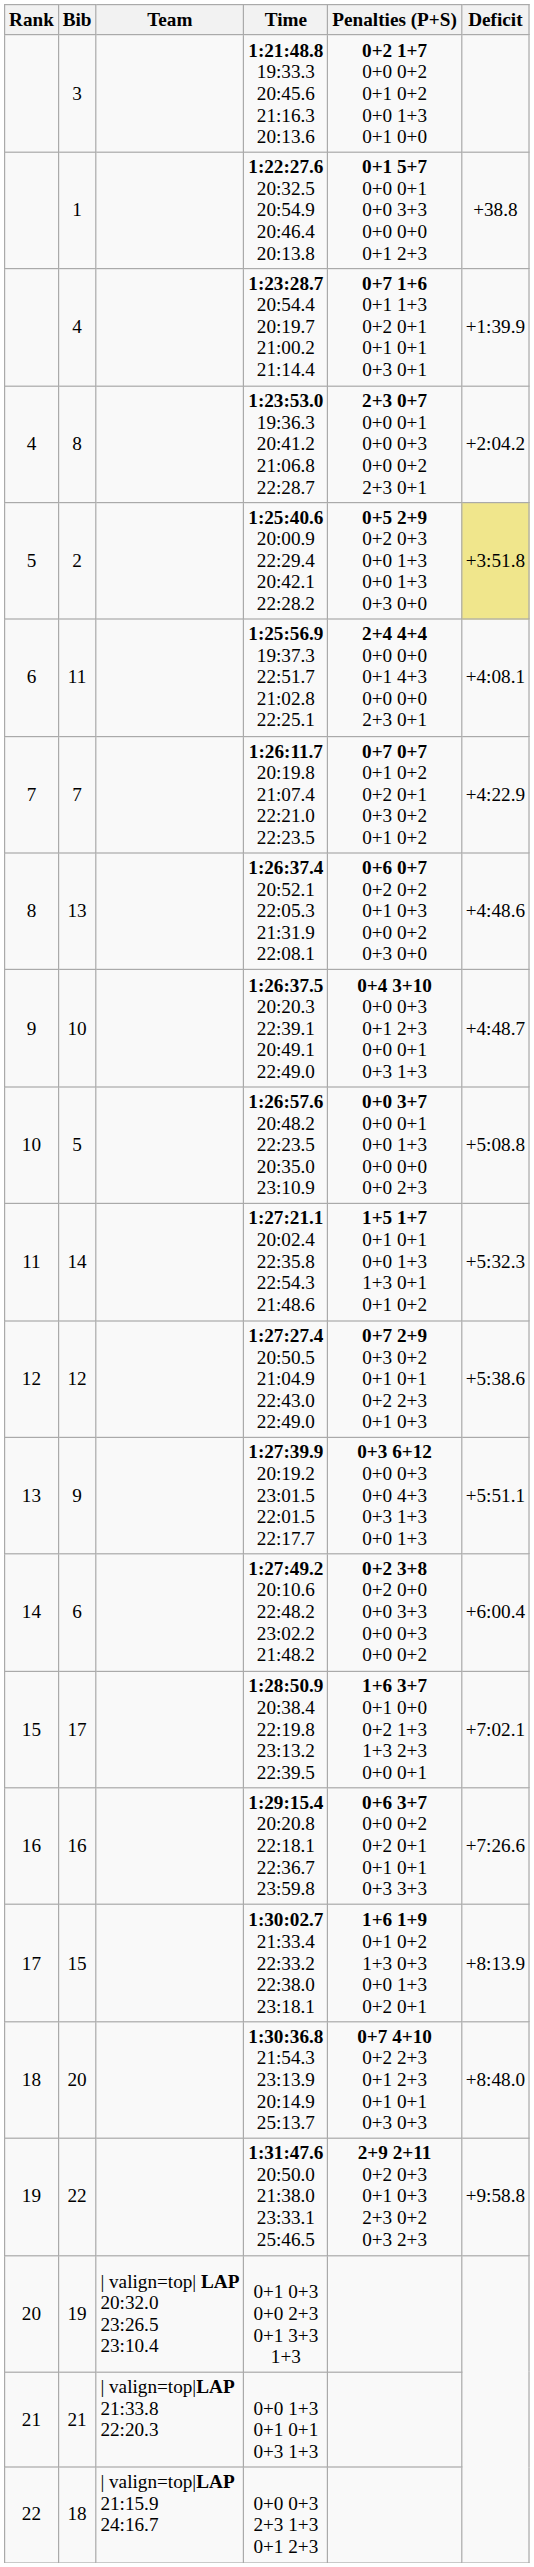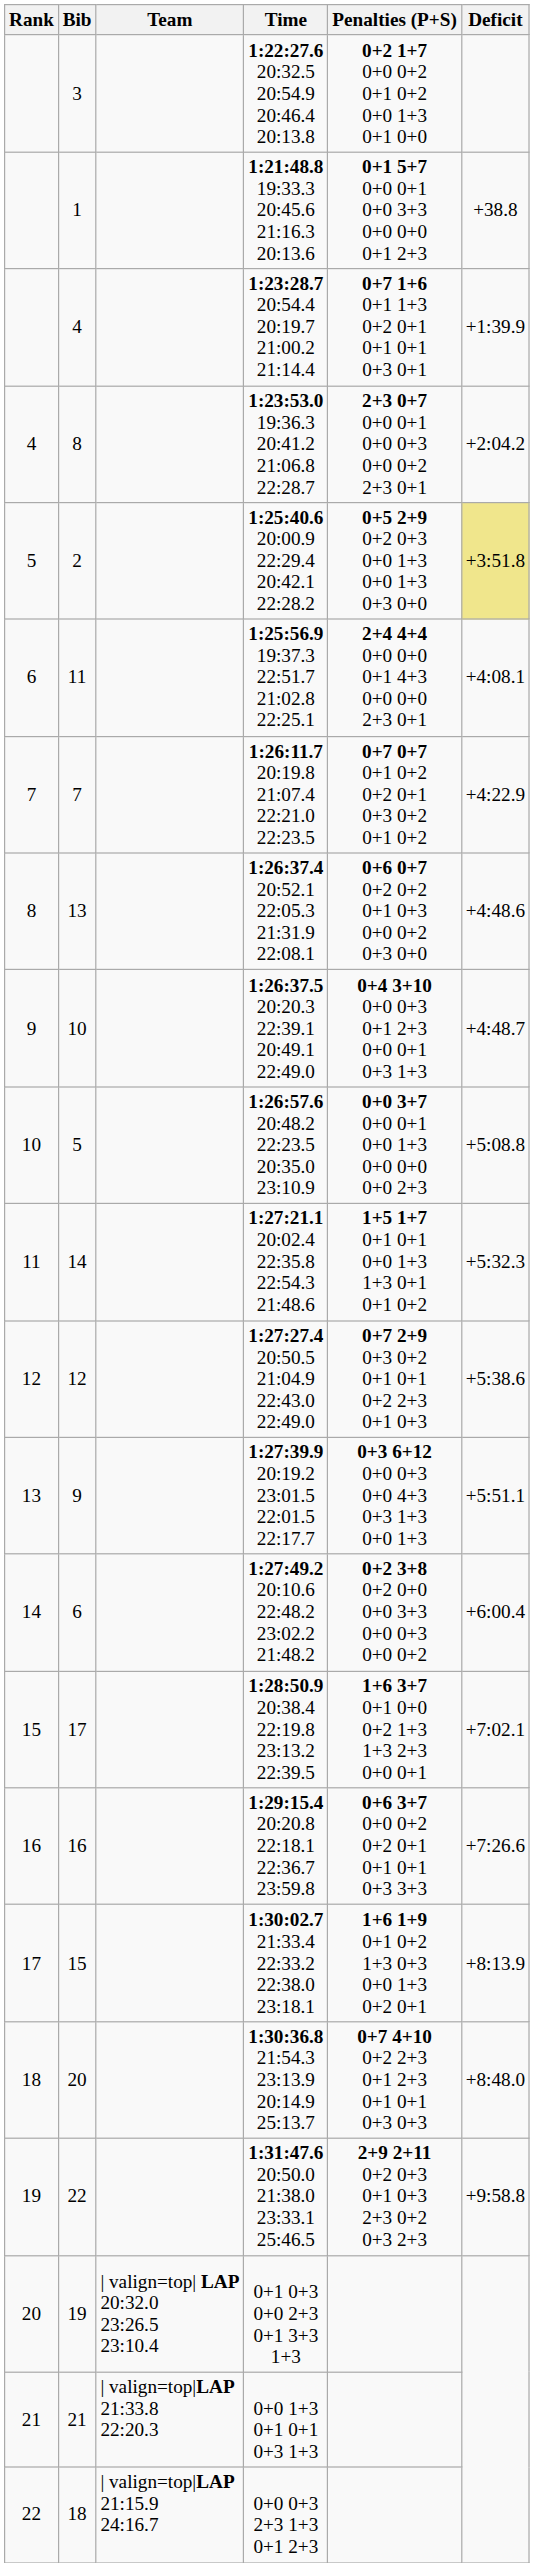(286, 93) 1:21:48.8 19:33.3 20:45.6 21:16.3 20:13.6 -> (286, 93) 1:22:27.6 20:32.5 20:54.9 20:46.4 20:13.8
(286, 210) 1:22:27.6 20:32.5 20:54.9 20:46.4 20:13.8 -> (286, 210) 1:21:48.8 19:33.3 20:45.6 21:16.3 20:13.6
